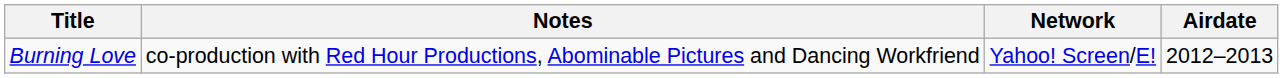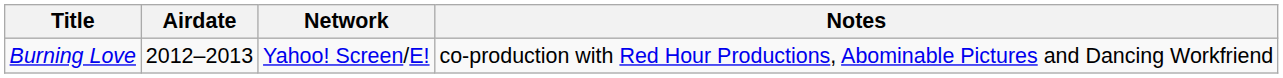columns swapped: (1220, 21) <-> (563, 21)
